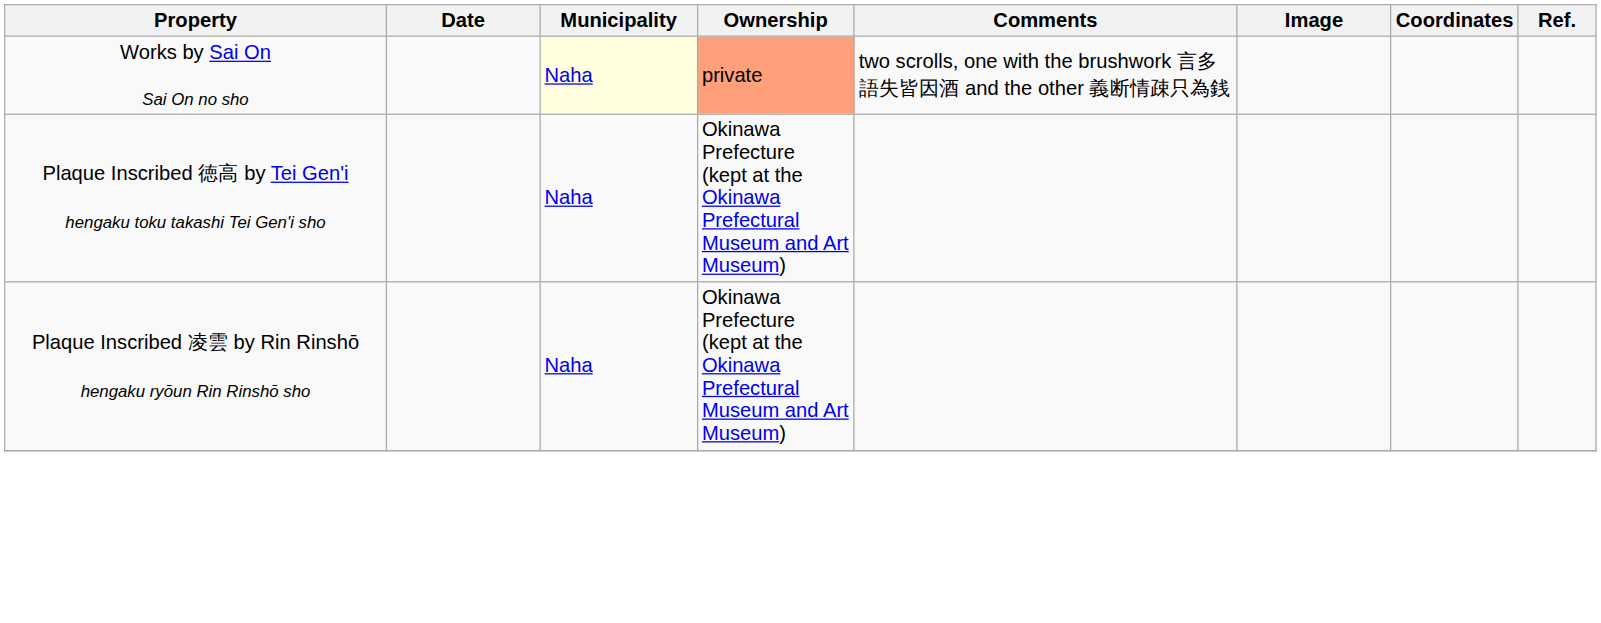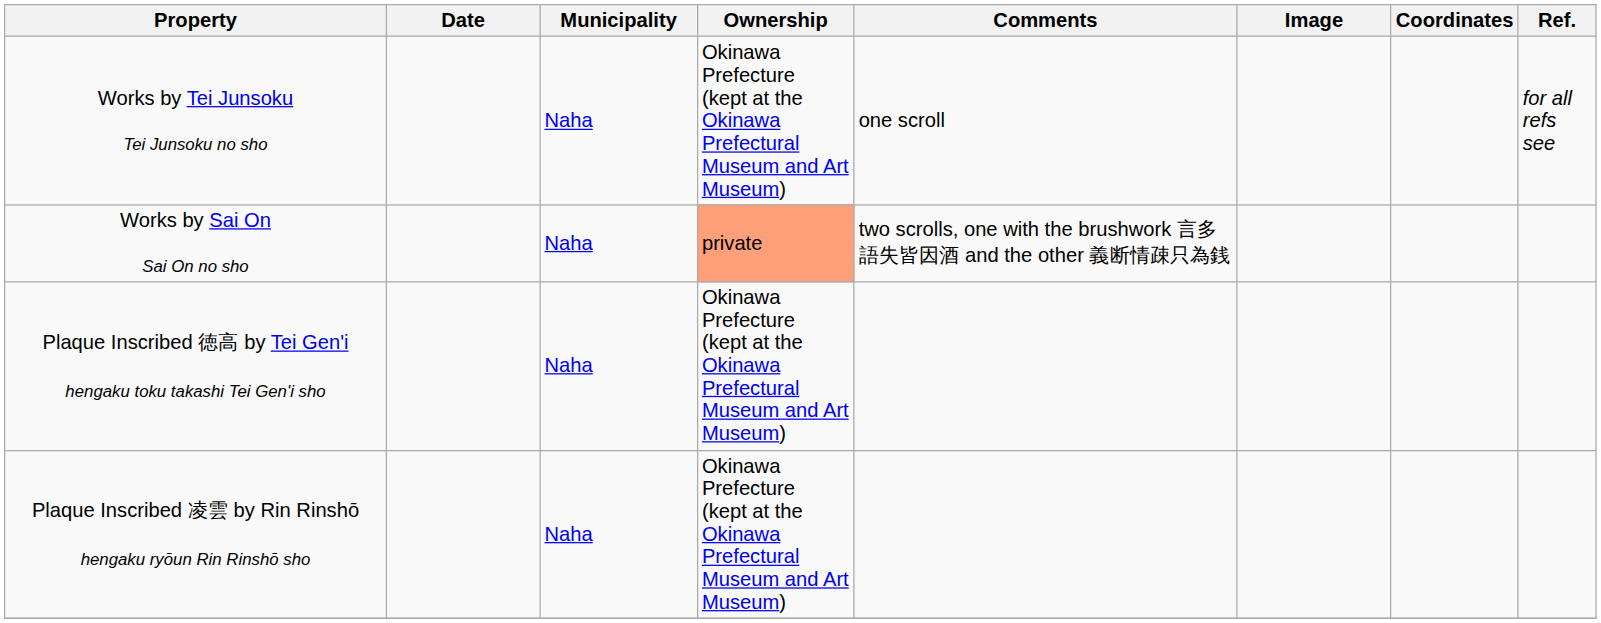+ row: (195, 120)
(569, 75) lightyellow background -> (569, 243) no background
